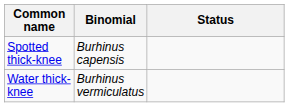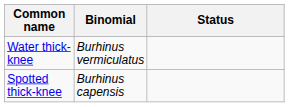rows swapped: (39, 85) <-> (34, 53)
